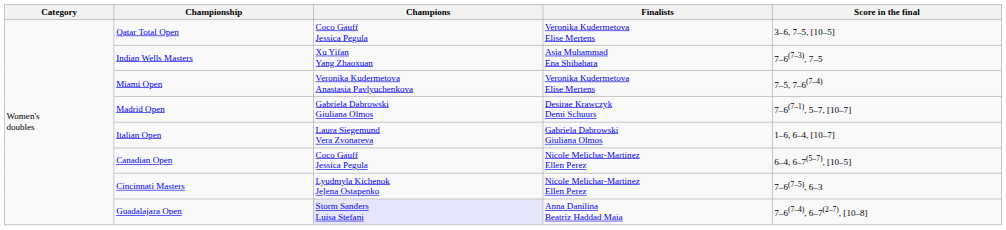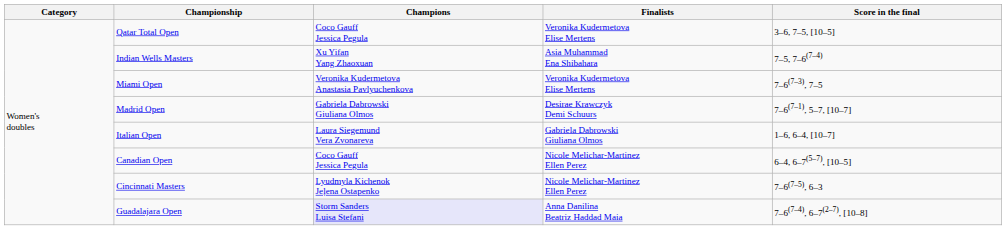(798, 58) 7–6(7–3), 7–5 -> (798, 58) 7–5, 7–6(7–4)
(798, 84) 7–5, 7–6(7–4) -> (798, 84) 7–6(7–3), 7–5
